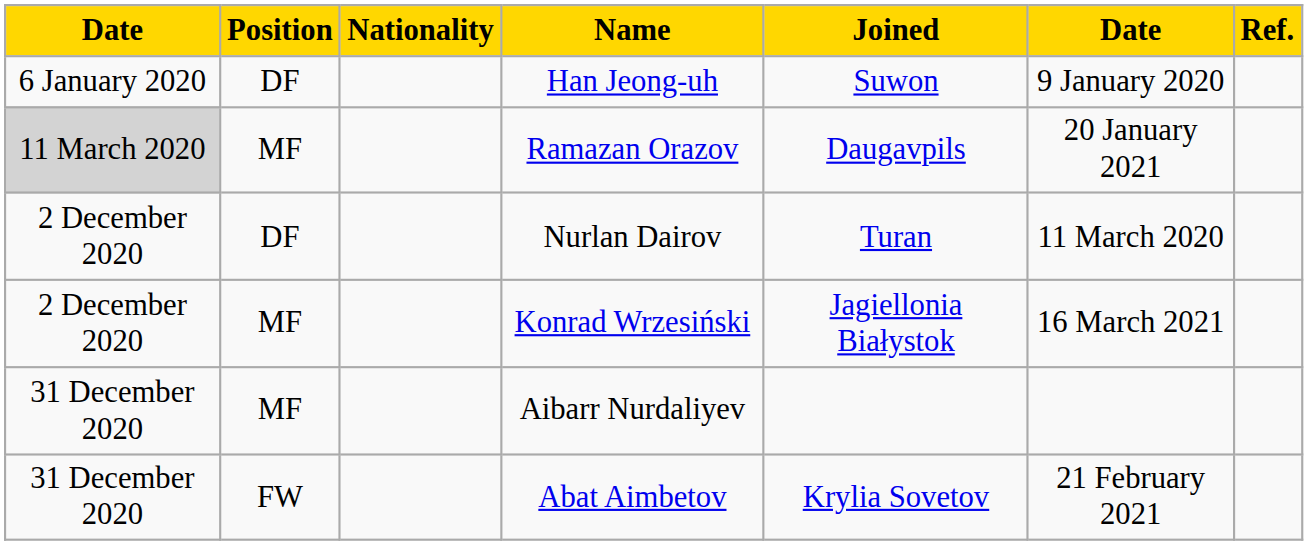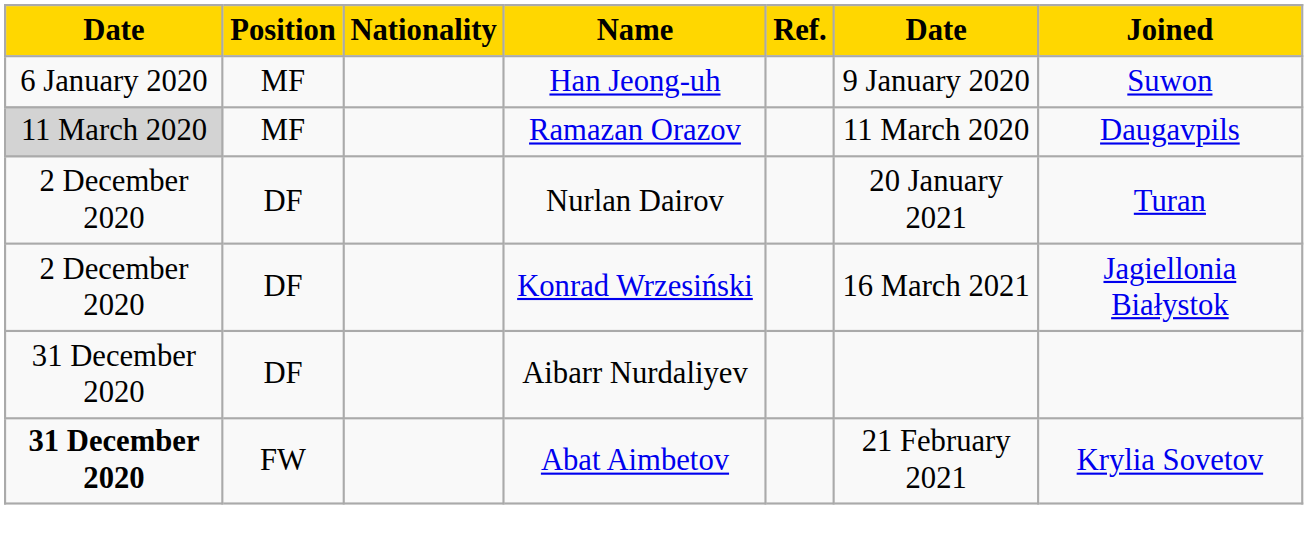columns swapped: (896, 30) <-> (1267, 30)
(280, 80) DF -> (283, 80) MF
(1131, 149) 20 January 2021 -> (936, 131) 11 March 2020
(1131, 236) 11 March 2020 -> (936, 200) 20 January 2021
(280, 323) MF -> (283, 286) DF
(280, 409) MF -> (283, 373) DF
(112, 496) normal -> (114, 460) bold
